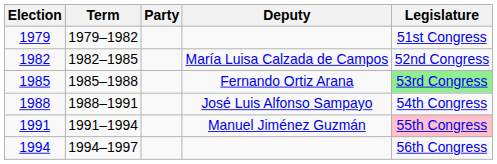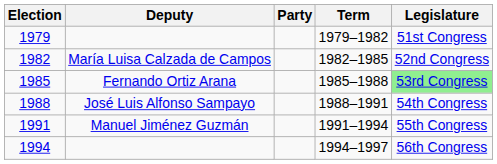columns swapped: (287, 15) <-> (103, 15)
(442, 125) pink background -> (442, 125) no background
